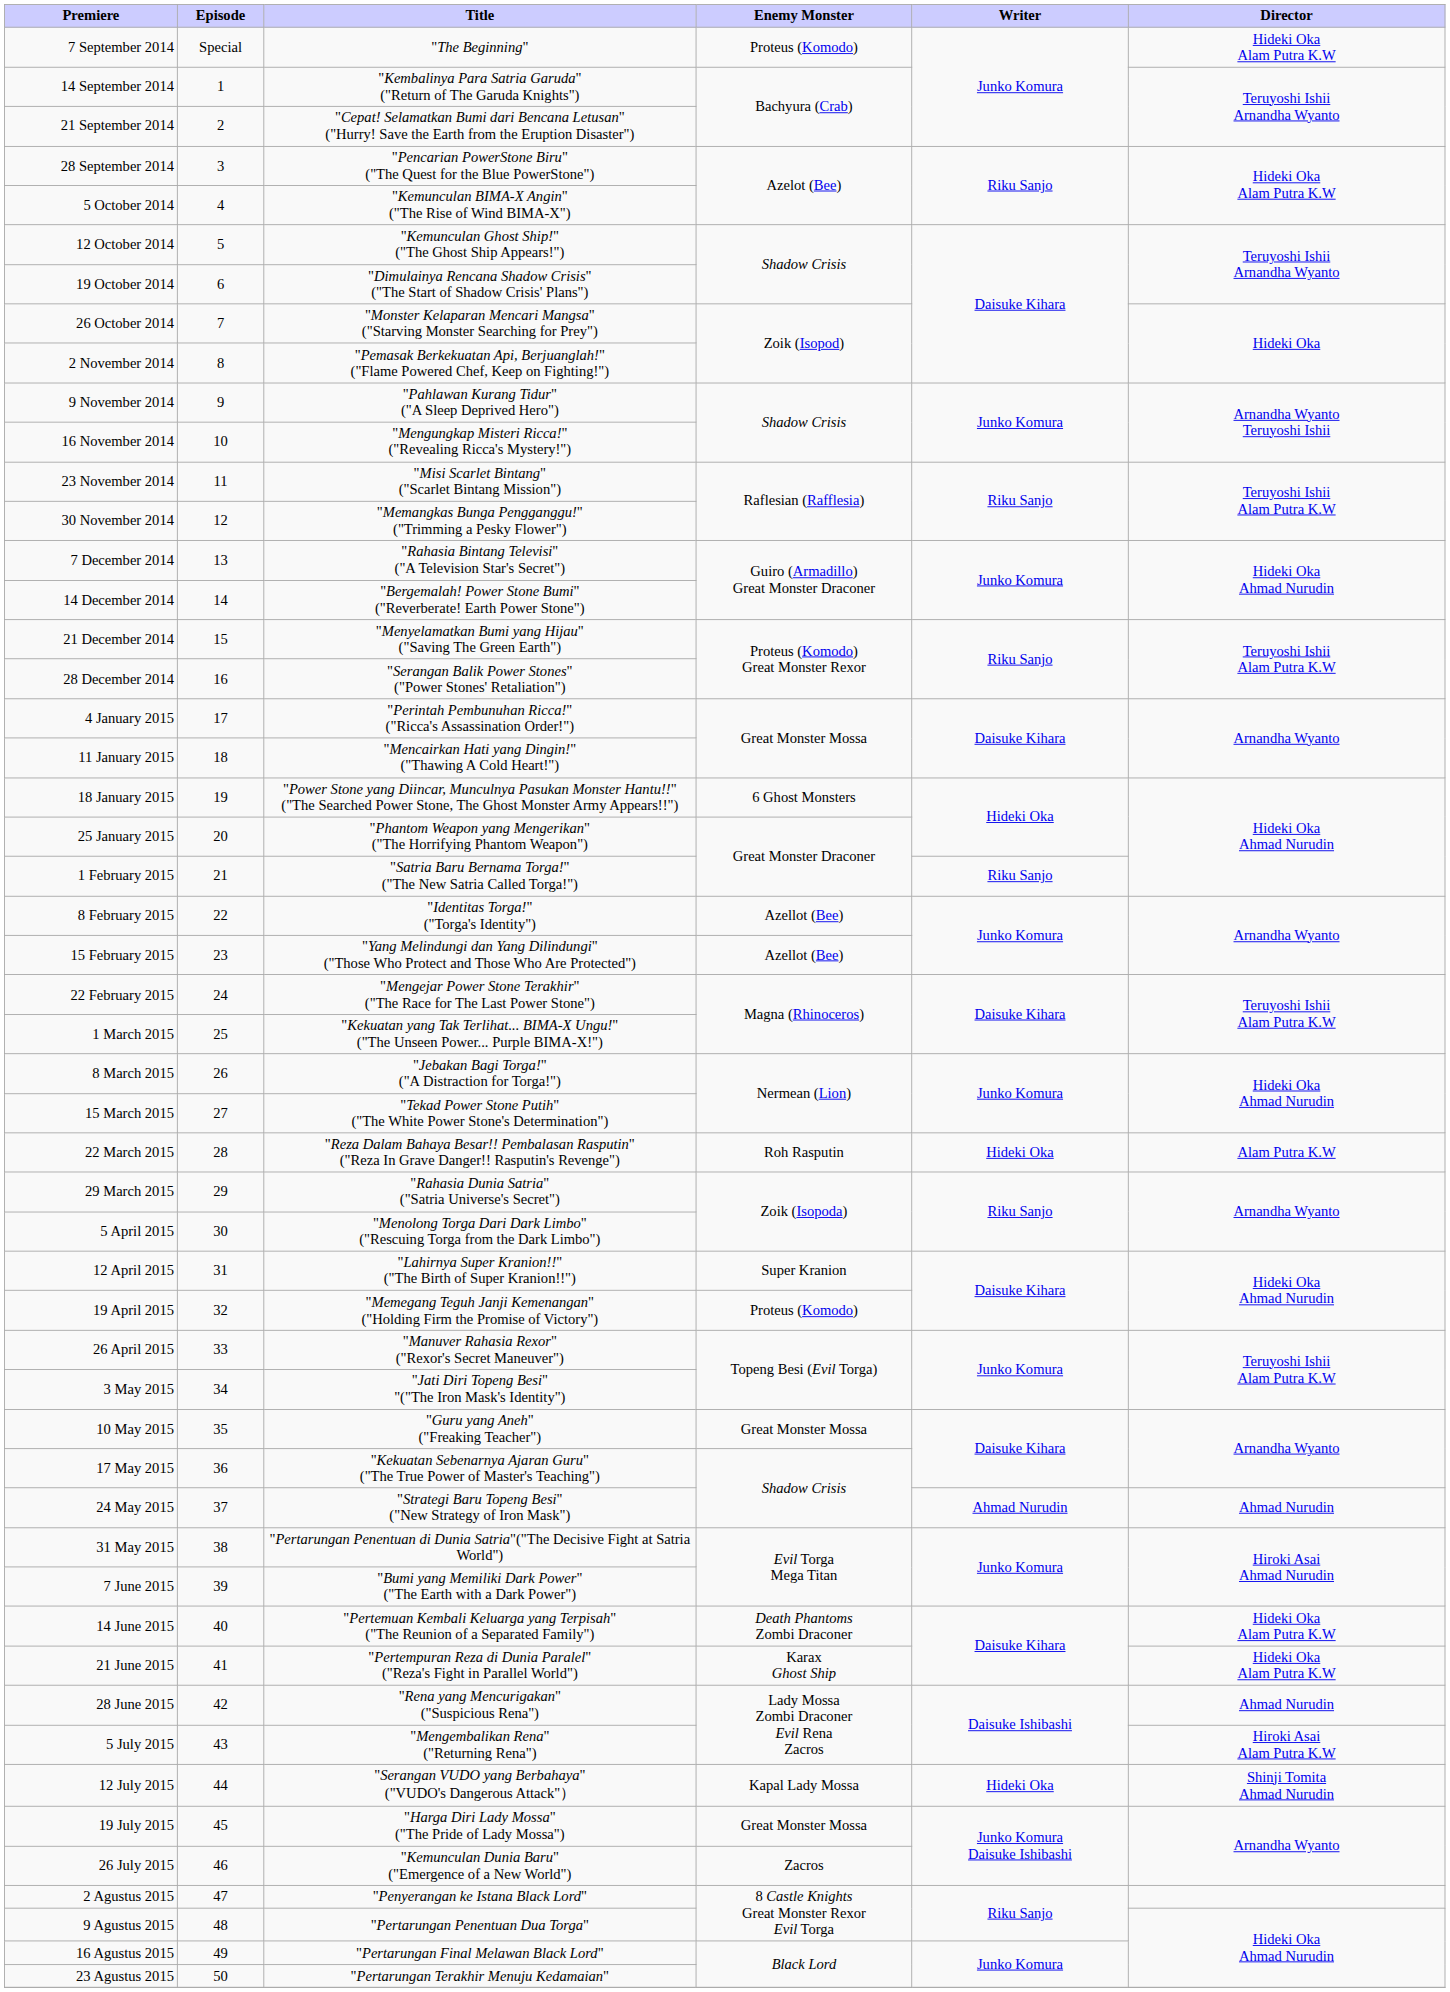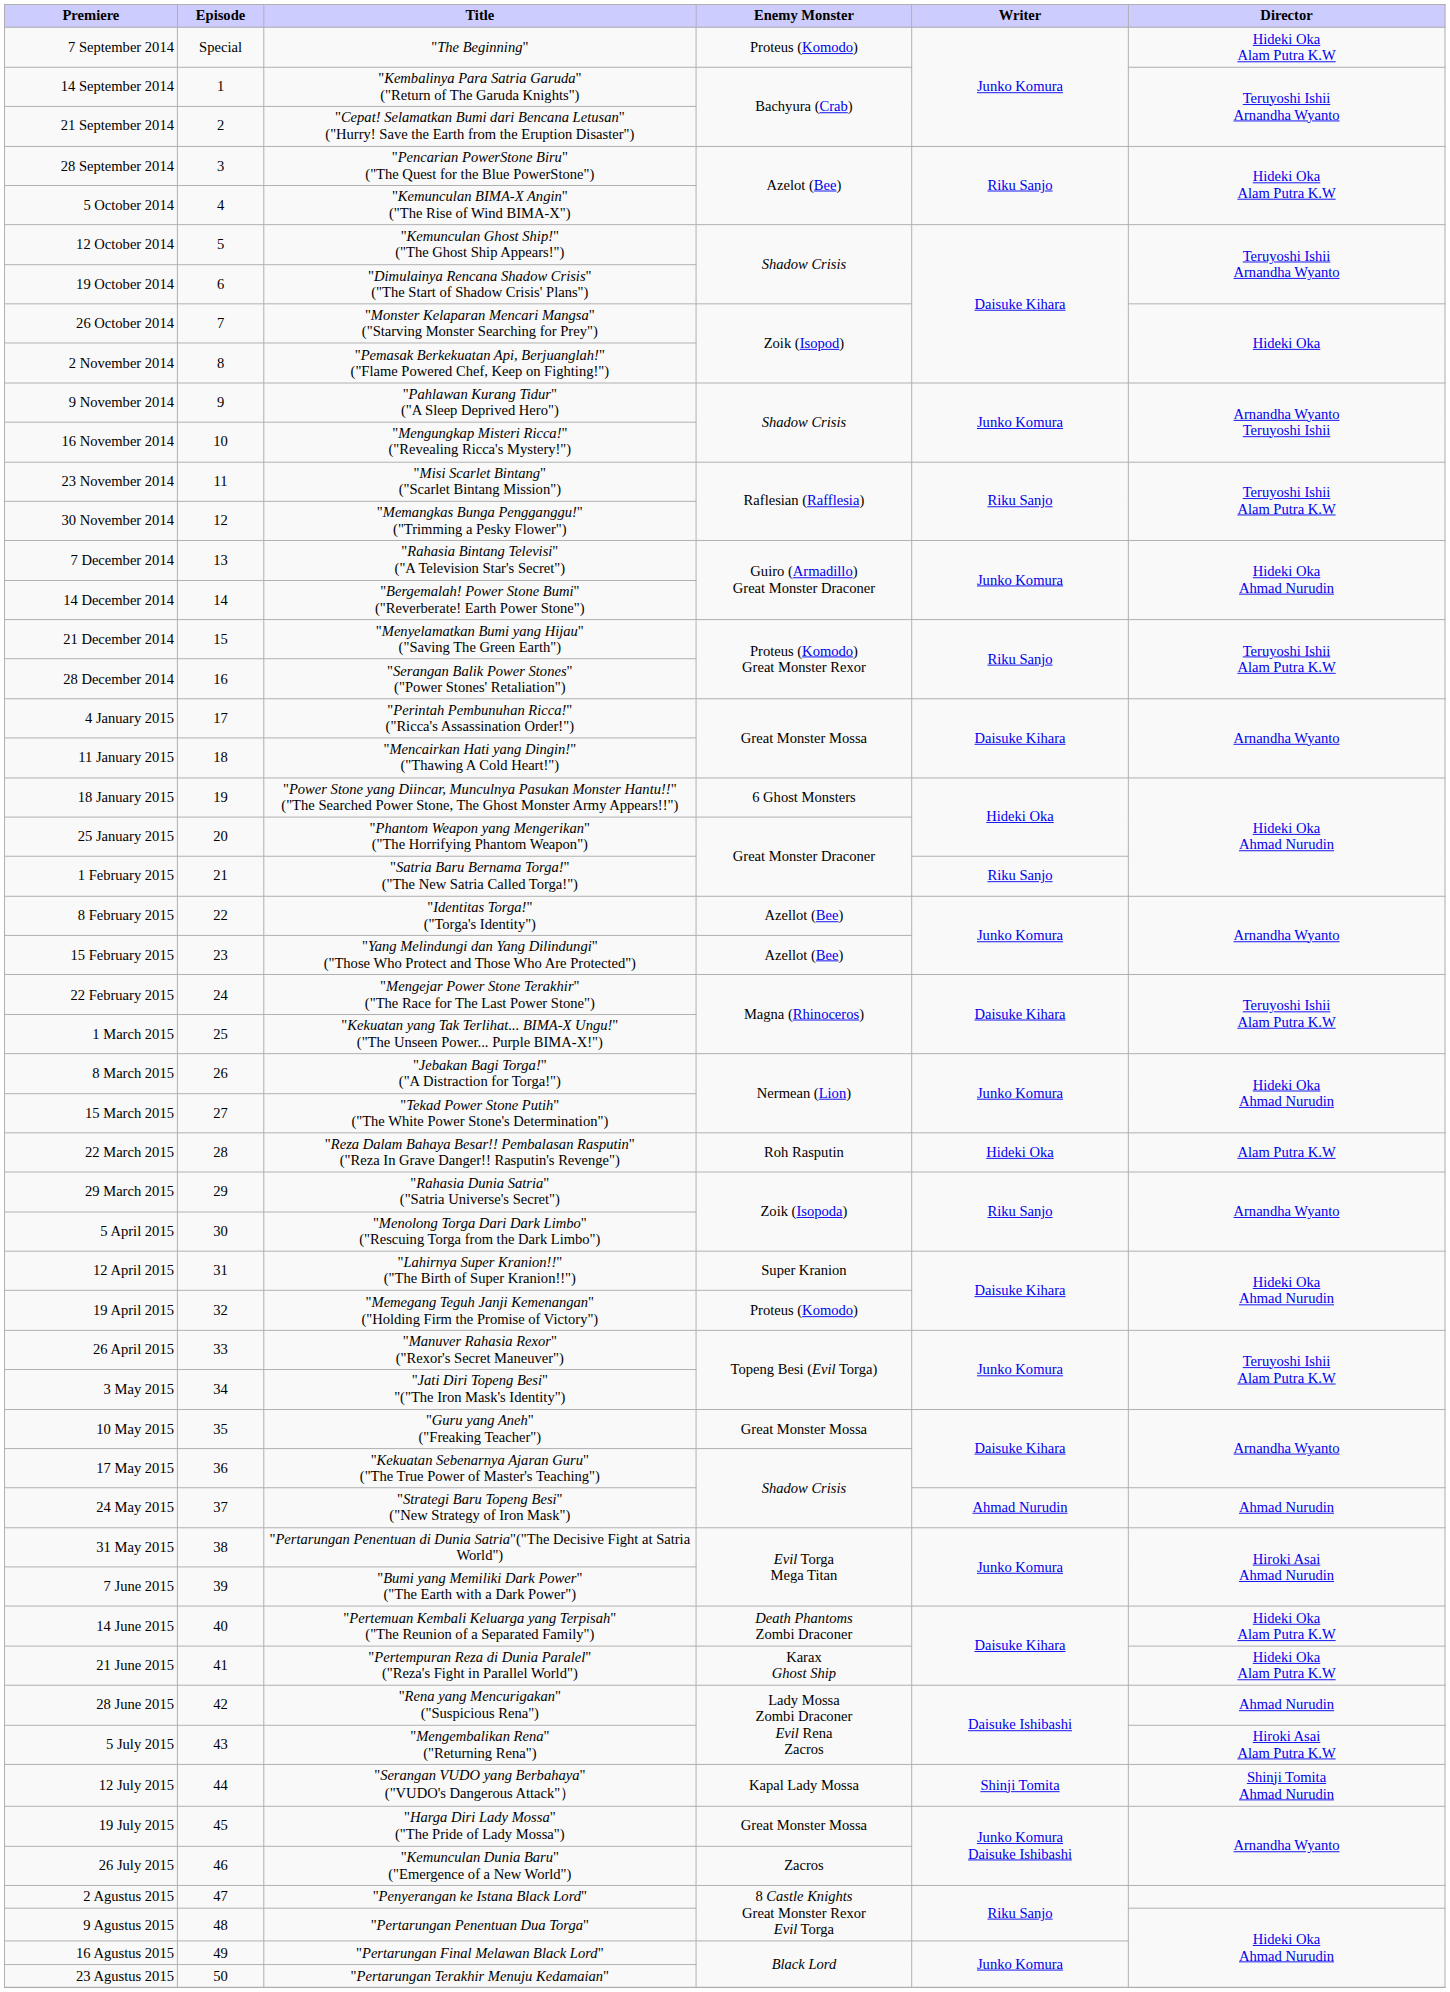(1020, 1785) Hideki Oka -> (1020, 1785) Shinji Tomita
